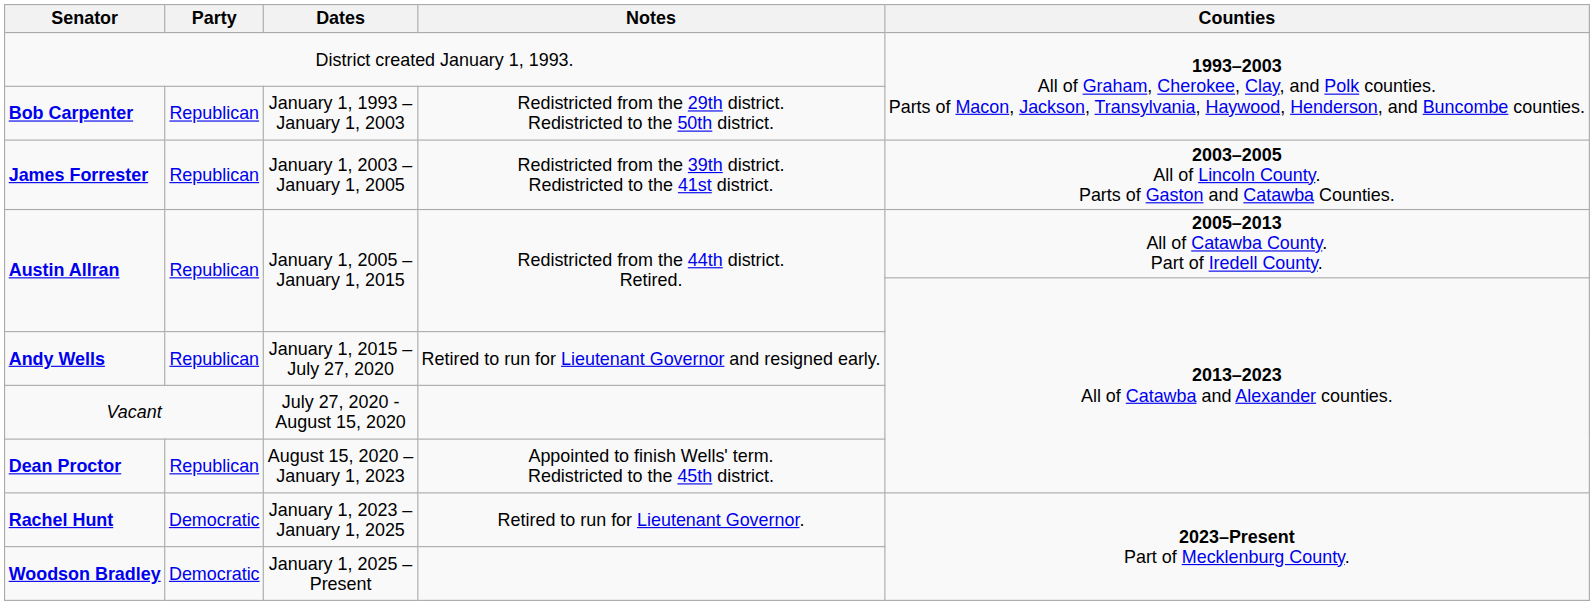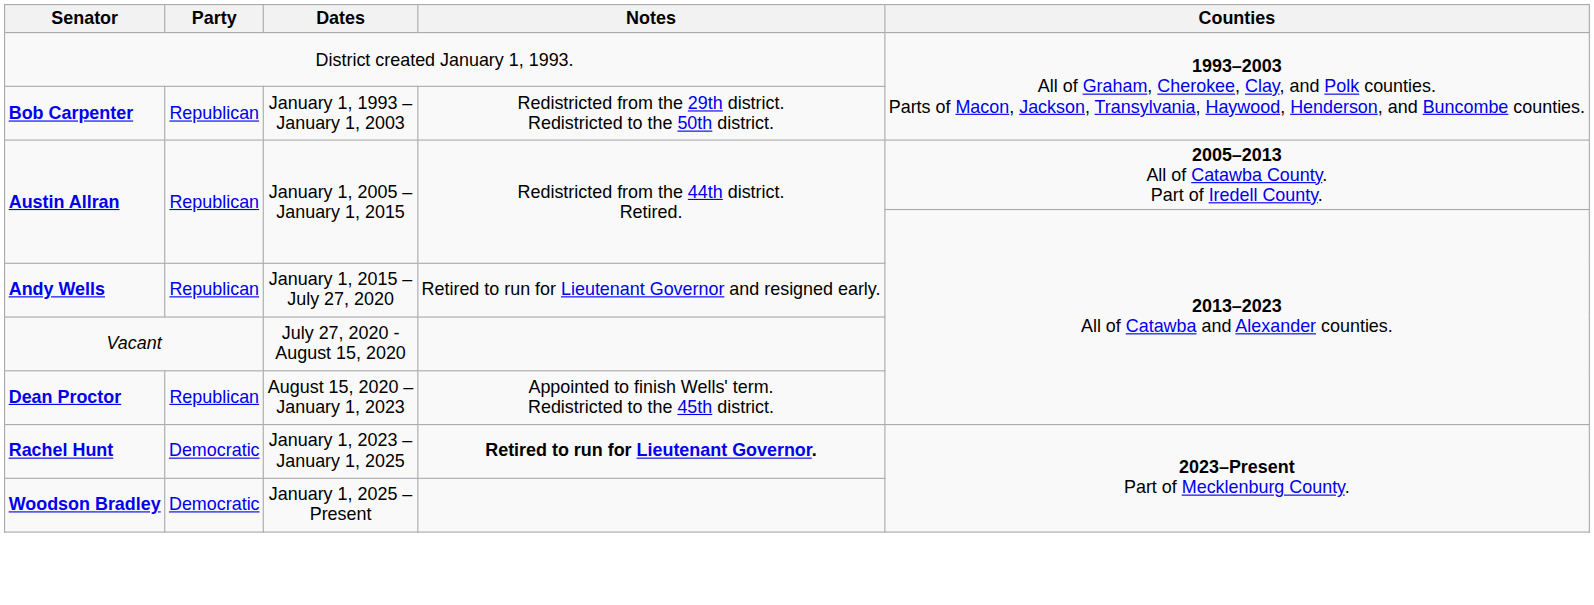- row: (78, 174)
(651, 519) normal -> (651, 451) bold
